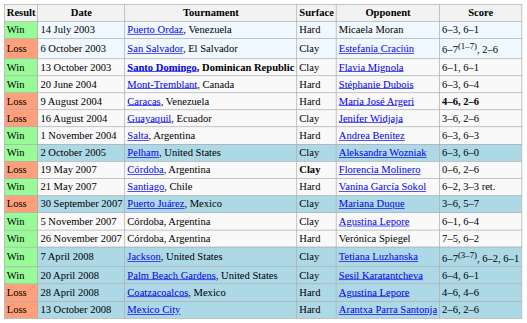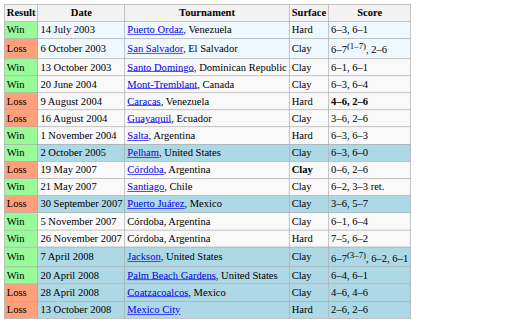- column: (388, 12)
(211, 66) bold -> (207, 66) normal
(310, 83) Hard -> (302, 83) Clay
(310, 186) Hard -> (302, 186) Clay
(310, 292) Hard -> (302, 292) Clay
